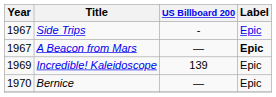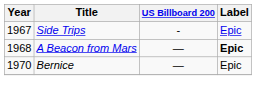(19, 48) 1967 -> (19, 48) 1968
- row: (97, 65)
